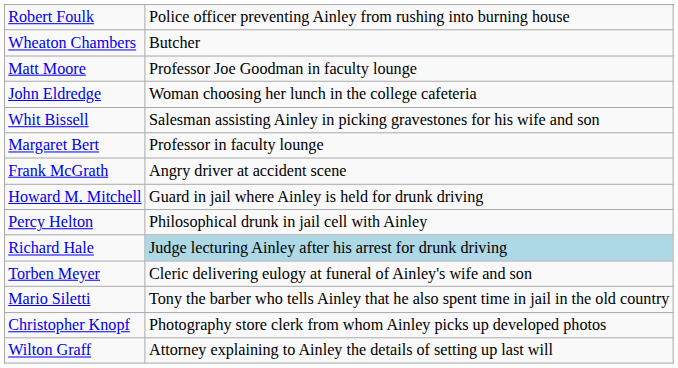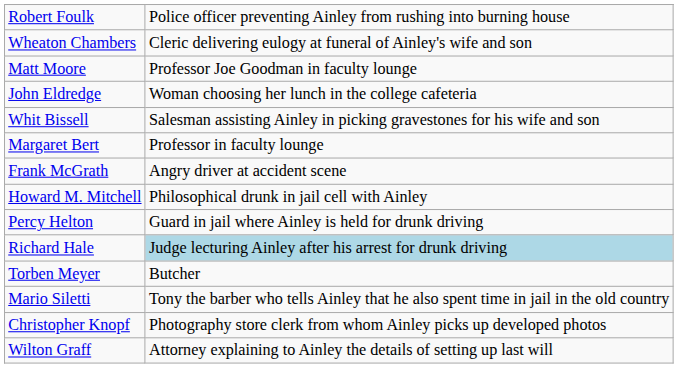(175, 42) Butcher -> (340, 42) Cleric delivering eulogy at funeral of Ainley's wife and son
(316, 196) Guard in jail where Ainley is held for drunk driving -> (288, 196) Philosophical drunk in jail cell with Ainley
(288, 222) Philosophical drunk in jail cell with Ainley -> (316, 222) Guard in jail where Ainley is held for drunk driving
(340, 273) Cleric delivering eulogy at funeral of Ainley's wife and son -> (175, 273) Butcher
